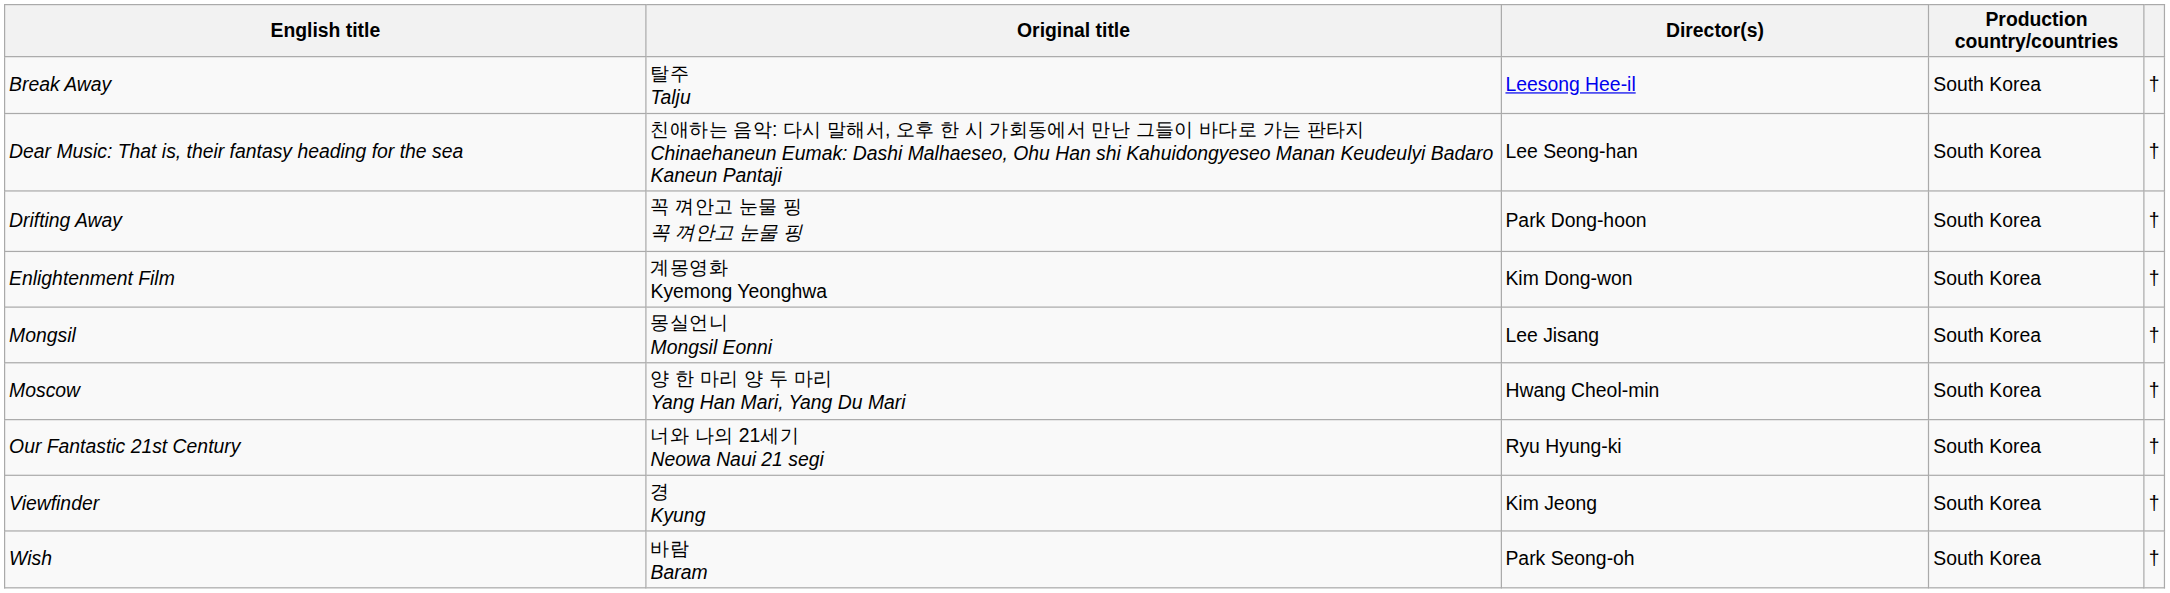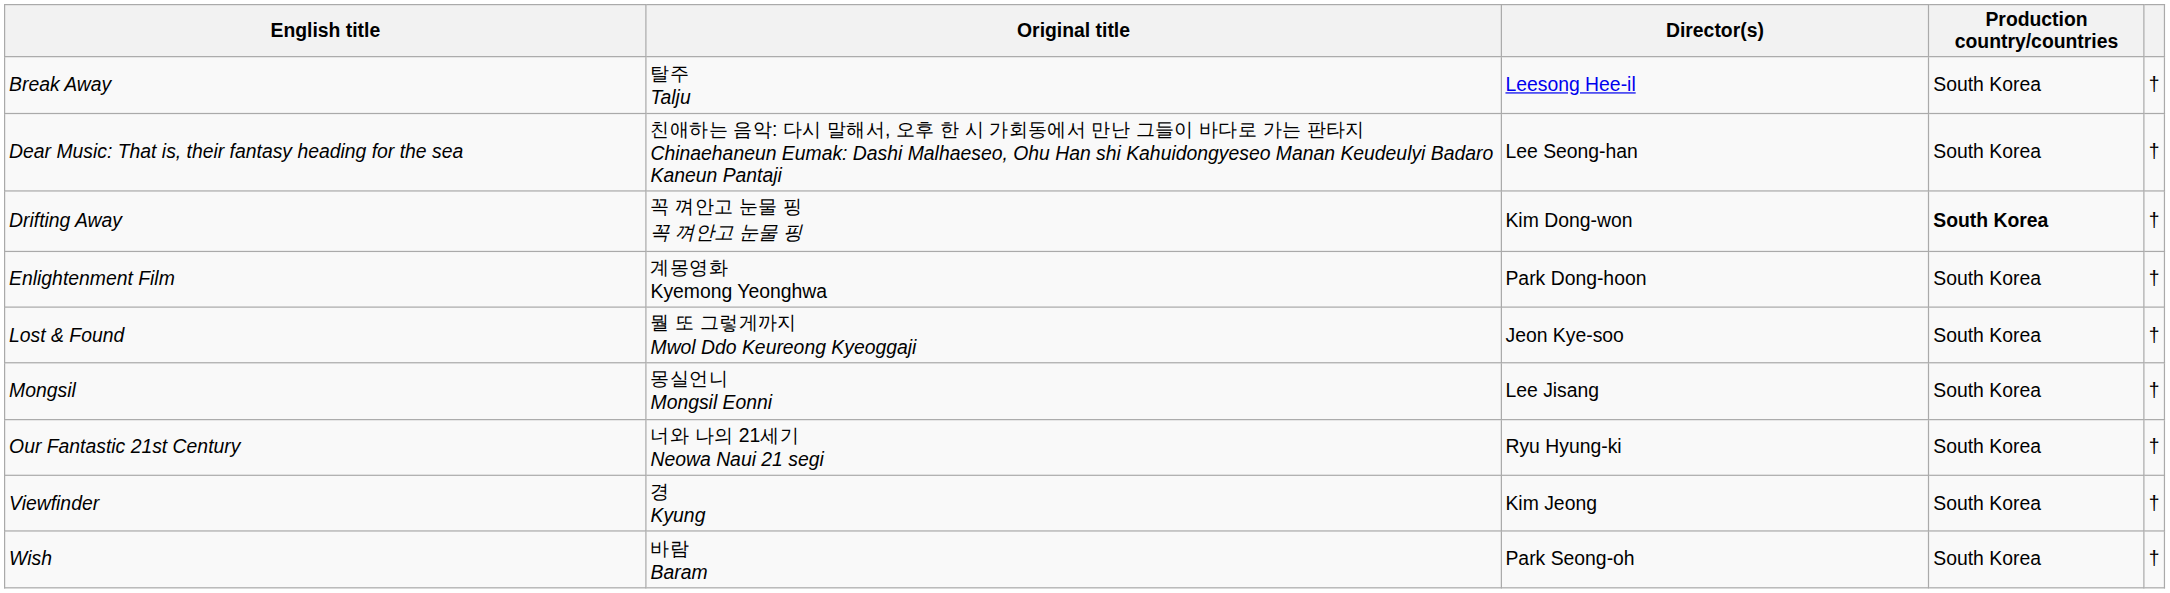(1576, 220) Park Dong-hoon -> (1569, 220) Kim Dong-won
(1987, 220) normal -> (1991, 220) bold
(1569, 278) Kim Dong-won -> (1576, 278) Park Dong-hoon
+ row: (67, 334)
- row: (45, 391)
